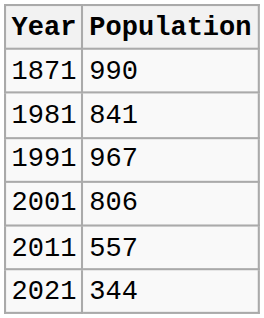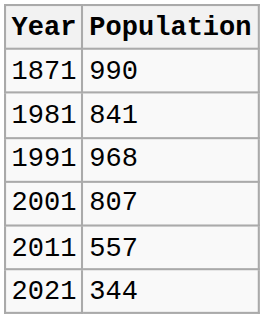(114, 159) 967 -> (114, 159) 968
(114, 203) 806 -> (114, 203) 807
